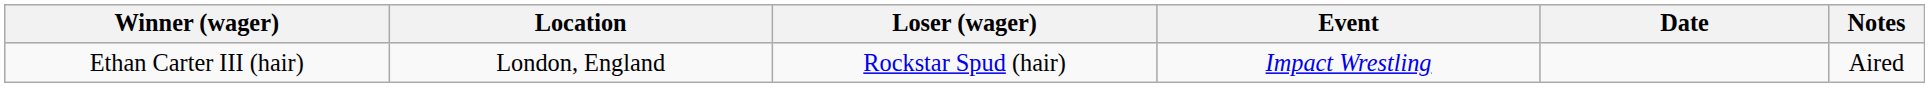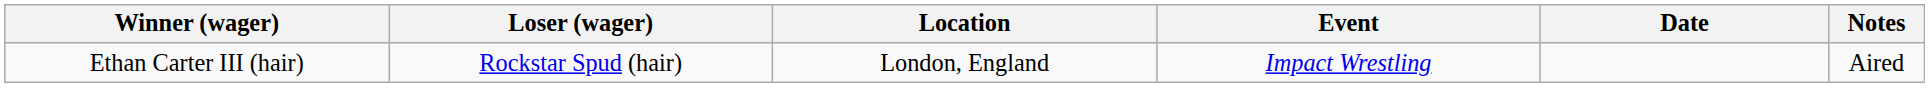columns swapped: (965, 23) <-> (581, 23)
